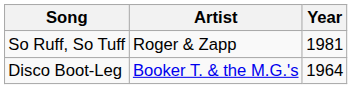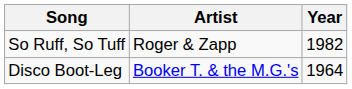(325, 44) 1981 -> (325, 44) 1982
